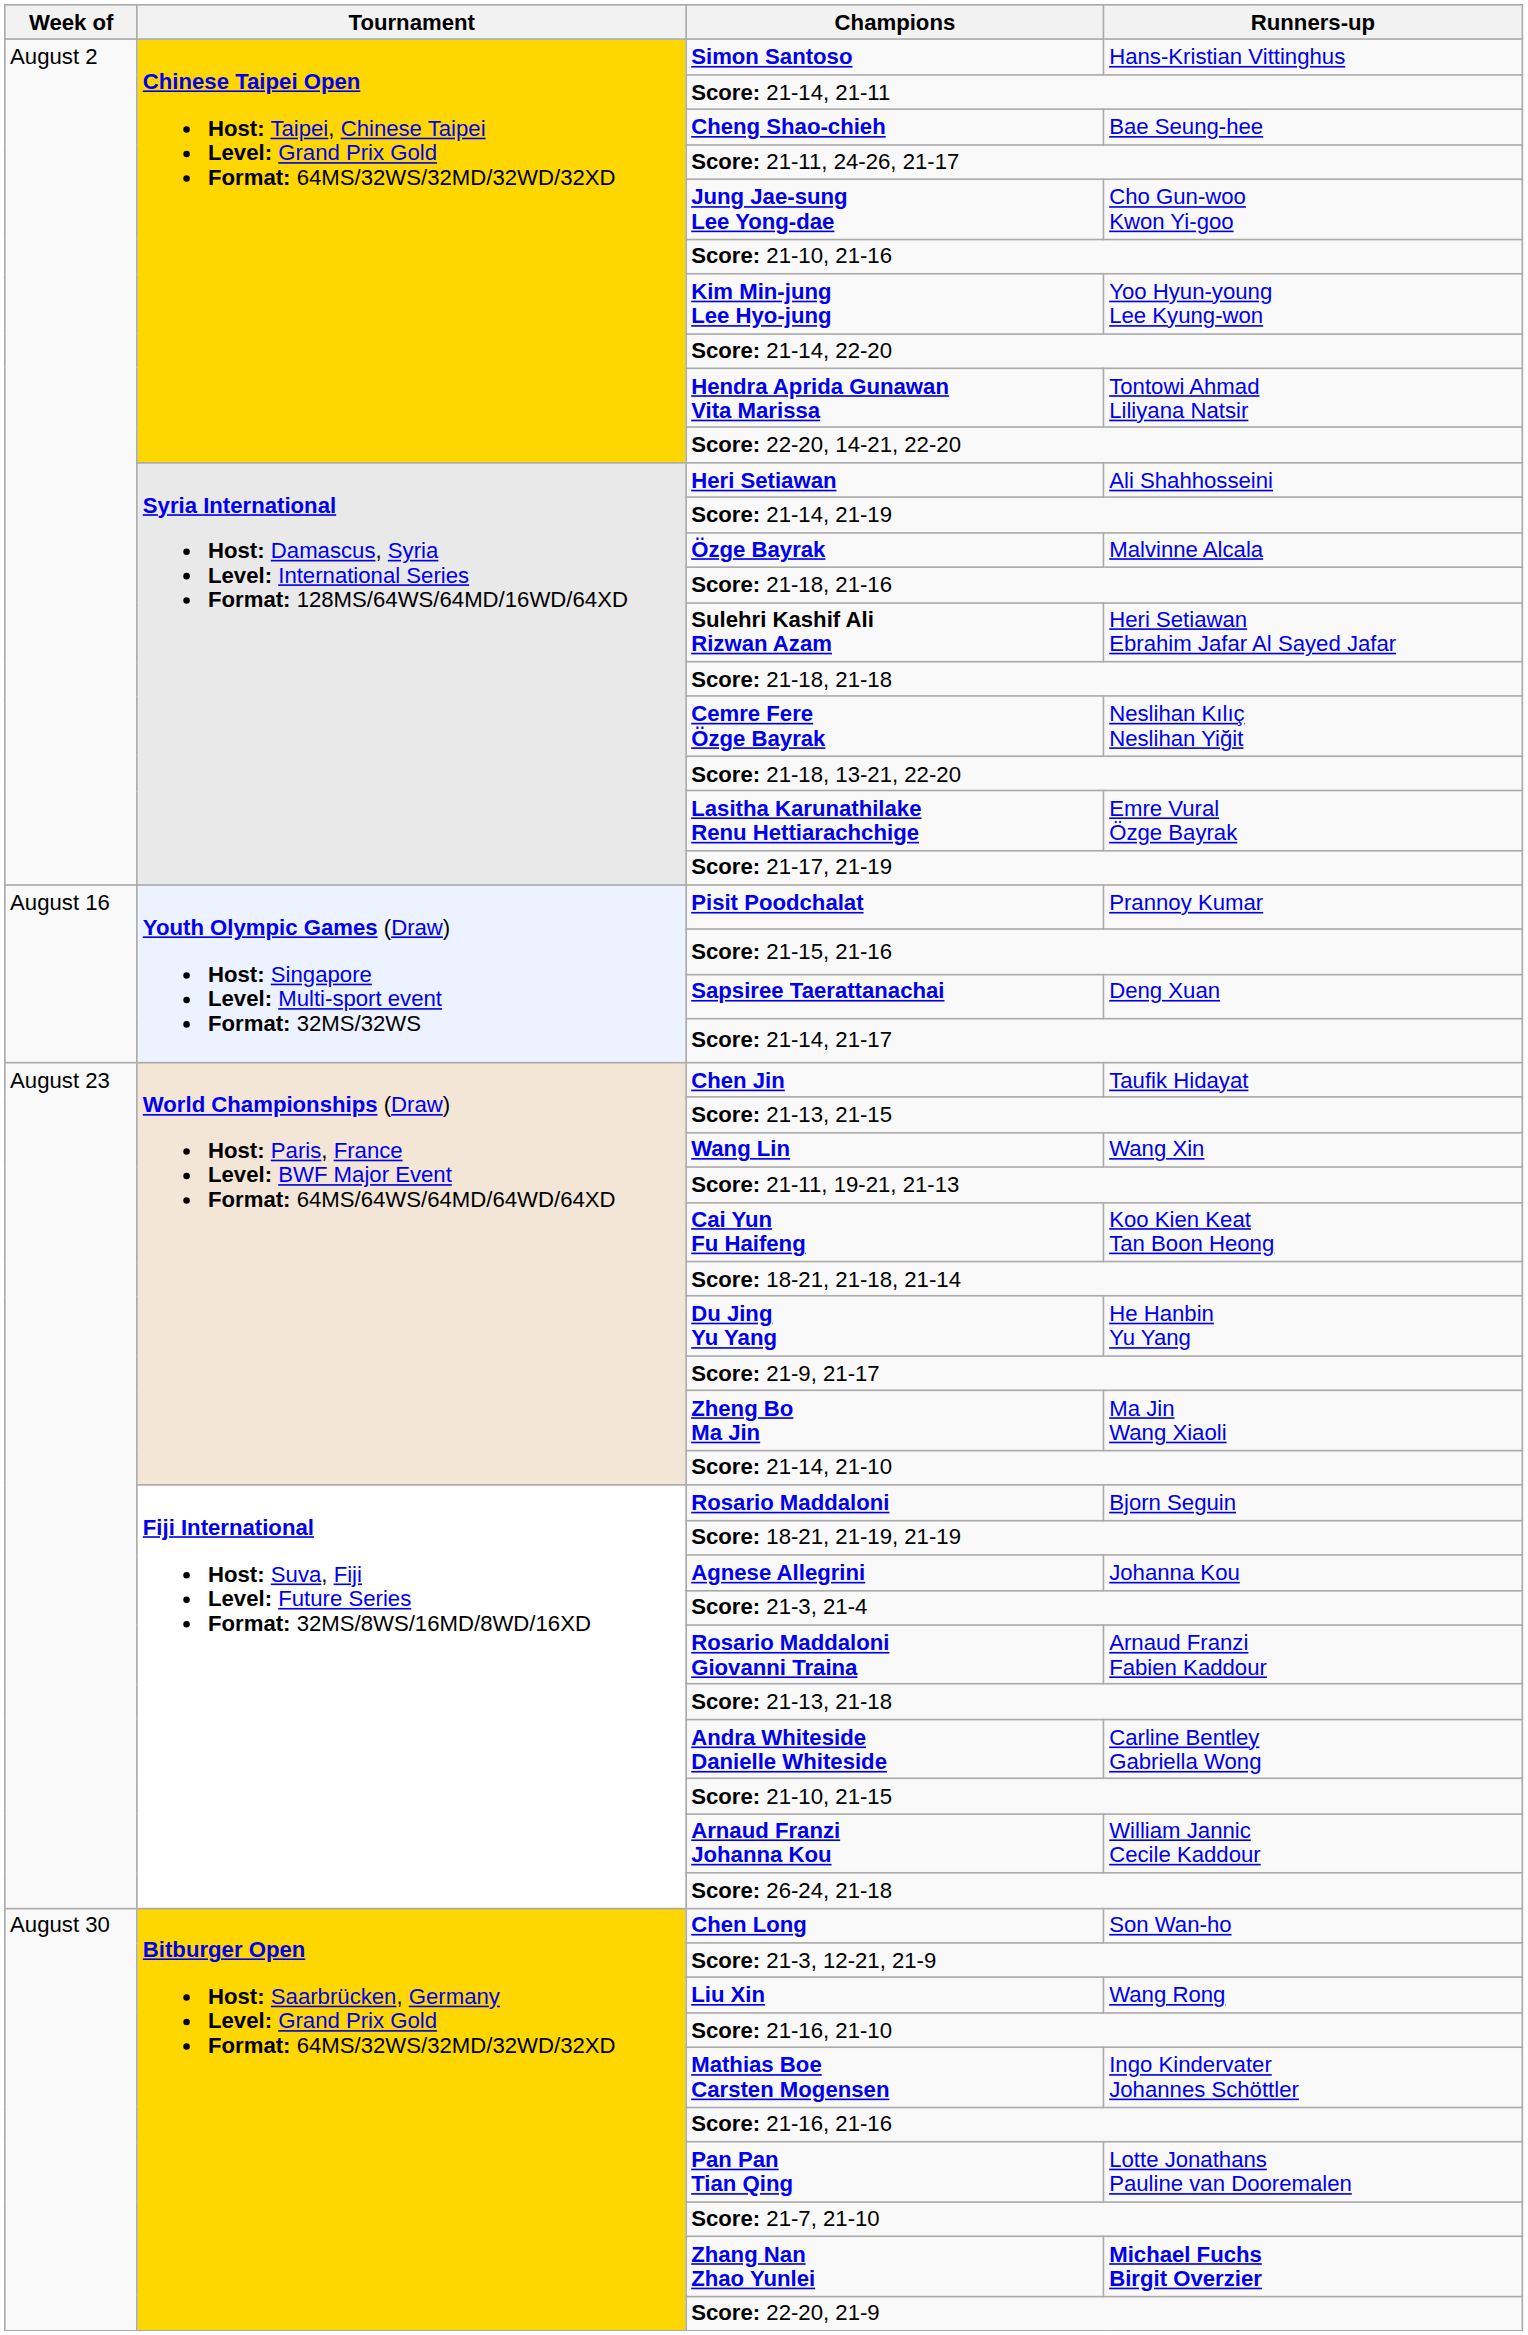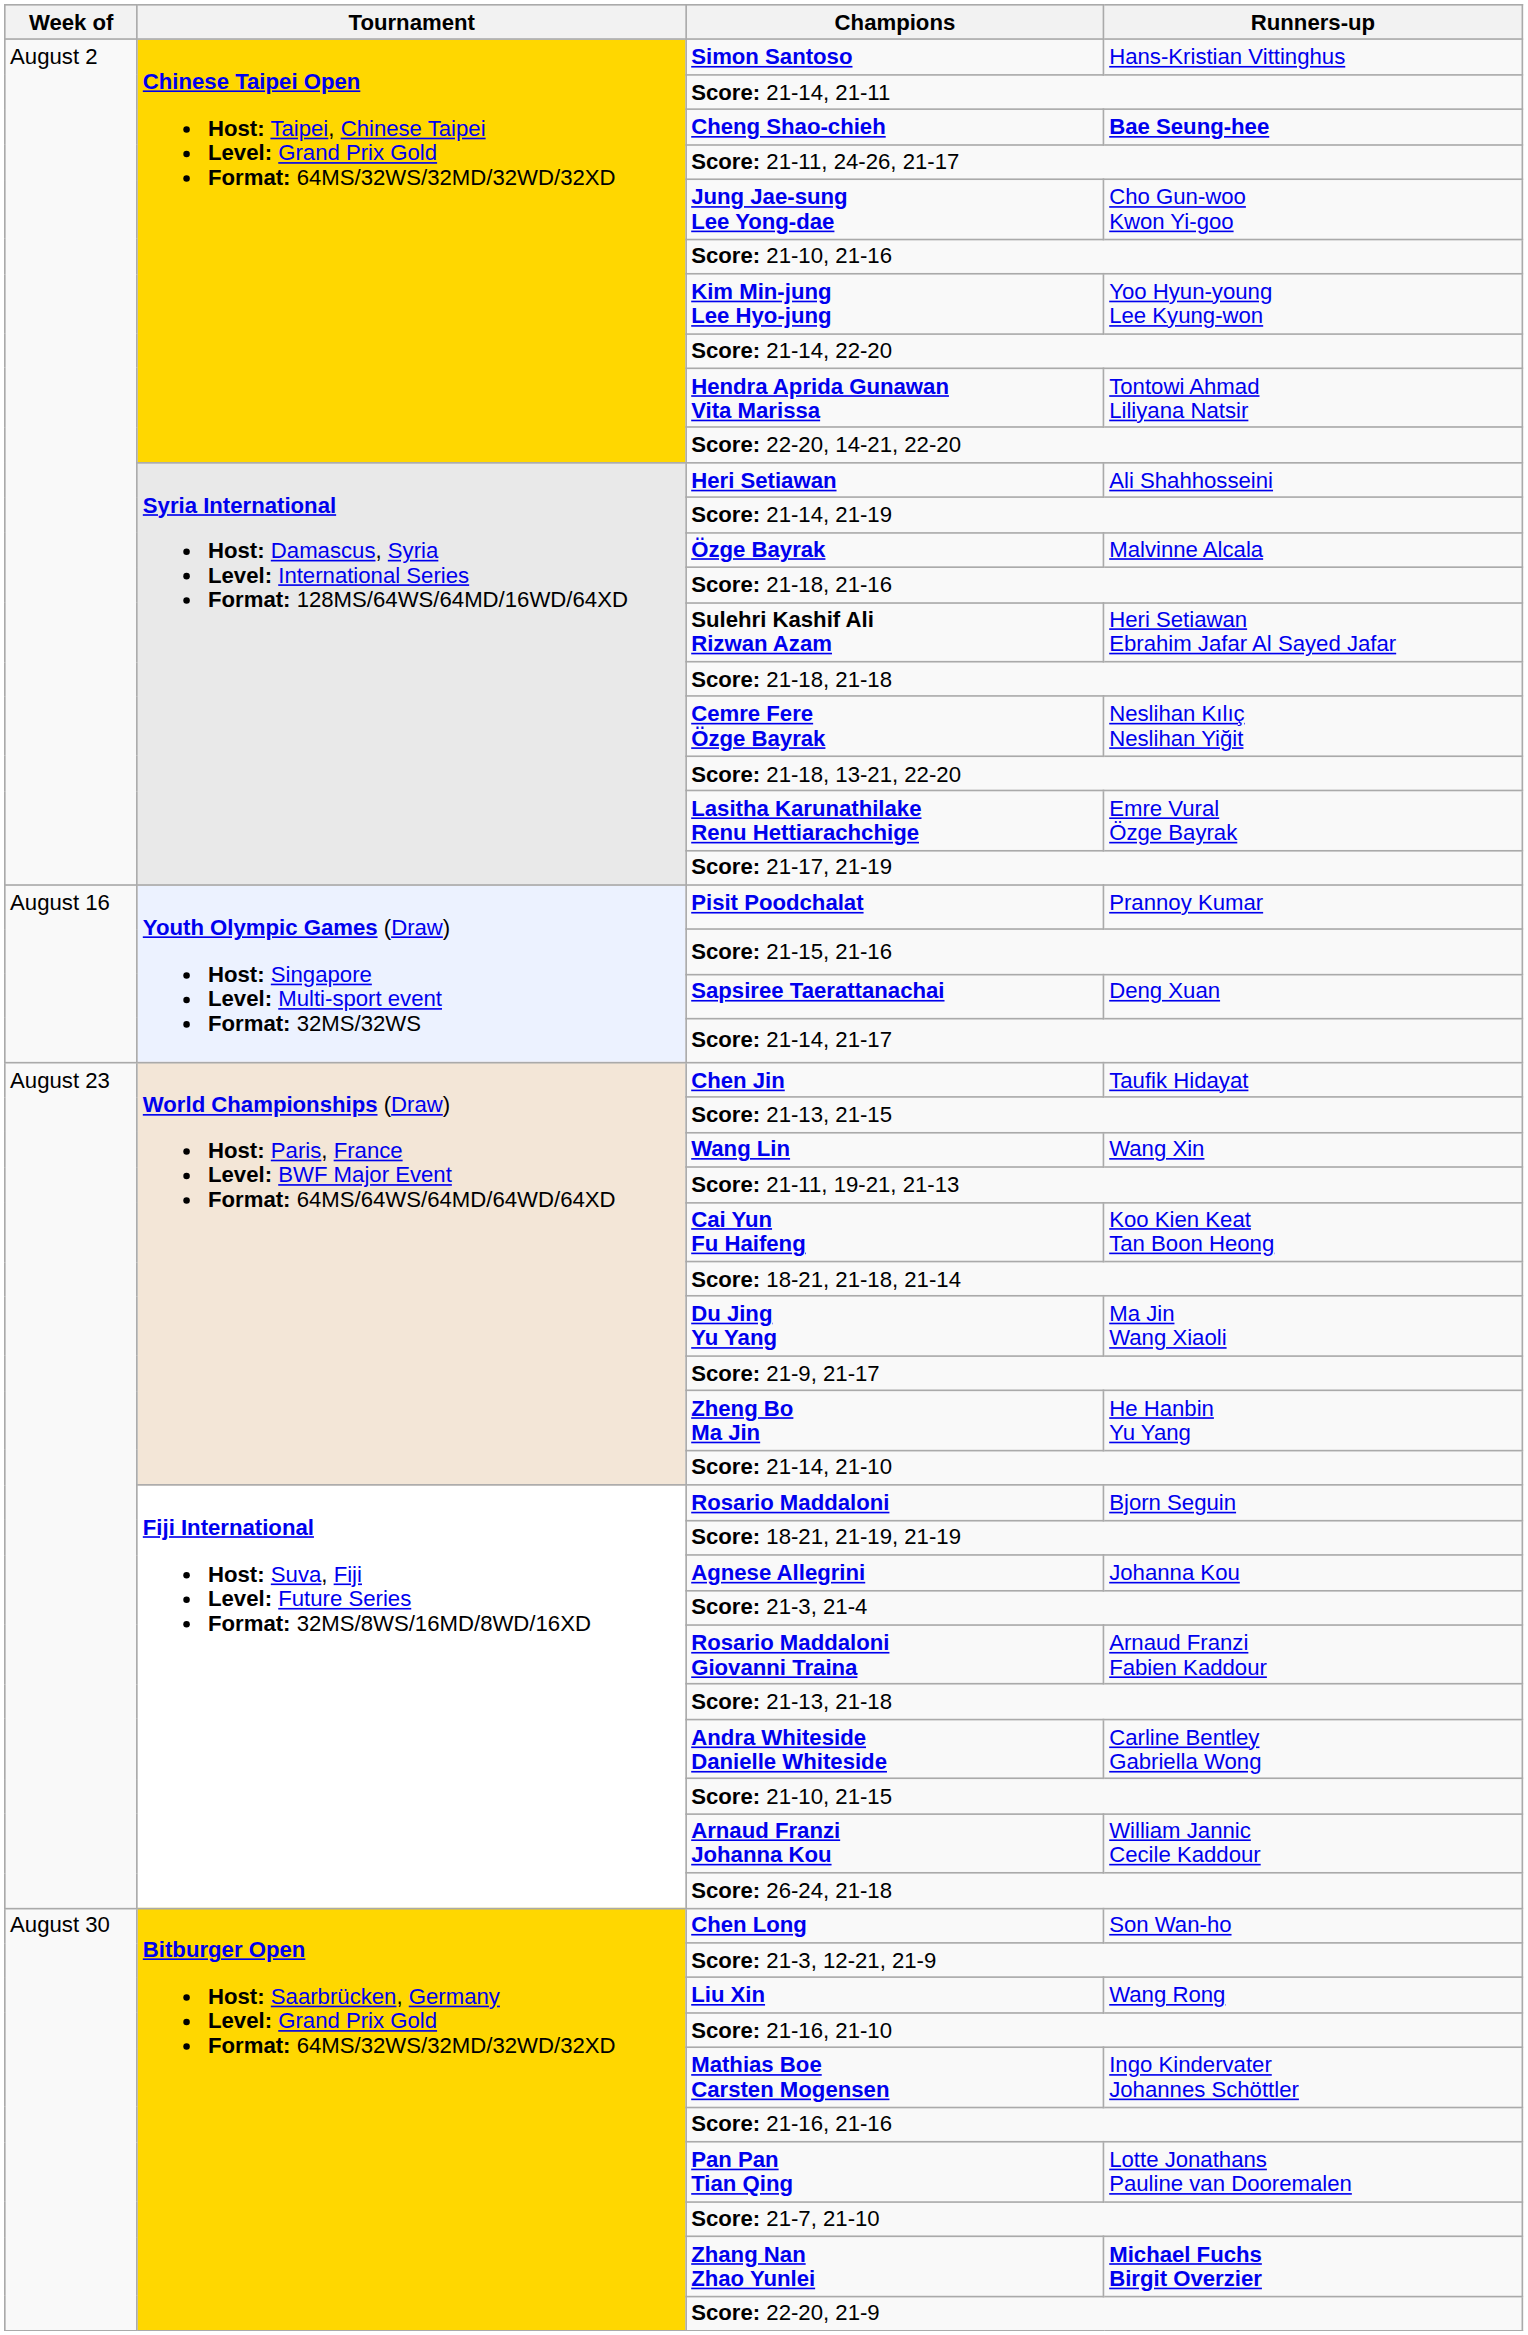(1186, 127) normal -> (1189, 127) bold
(1162, 1326) He Hanbin Yu Yang -> (1168, 1326) Ma Jin Wang Xiaoli
(1168, 1420) Ma Jin Wang Xiaoli -> (1162, 1420) He Hanbin Yu Yang
